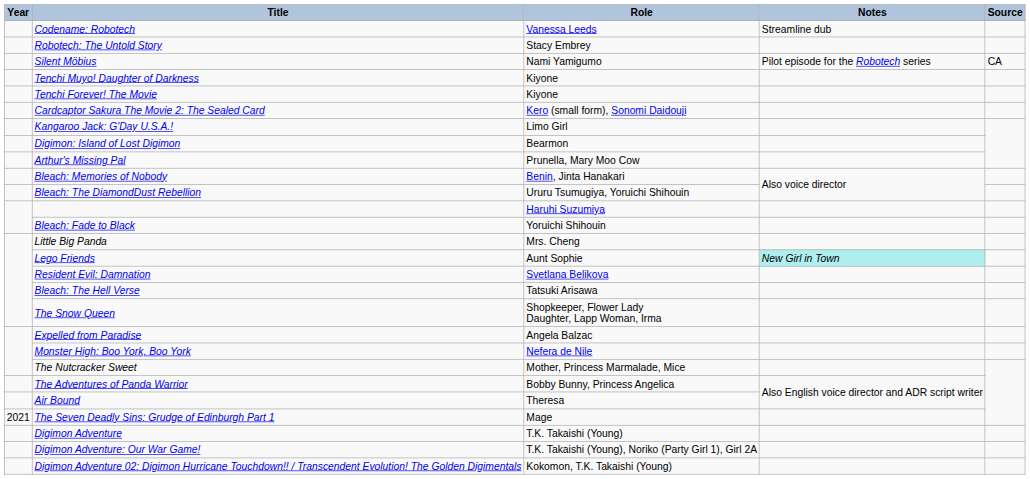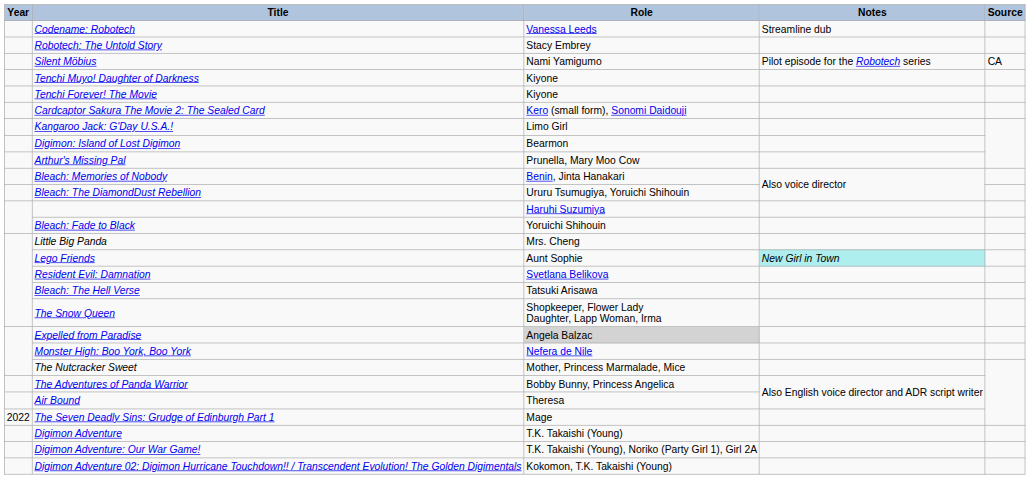(559, 335) no background -> (559, 335) lightgrey background
(18, 417) 2021 -> (18, 417) 2022
